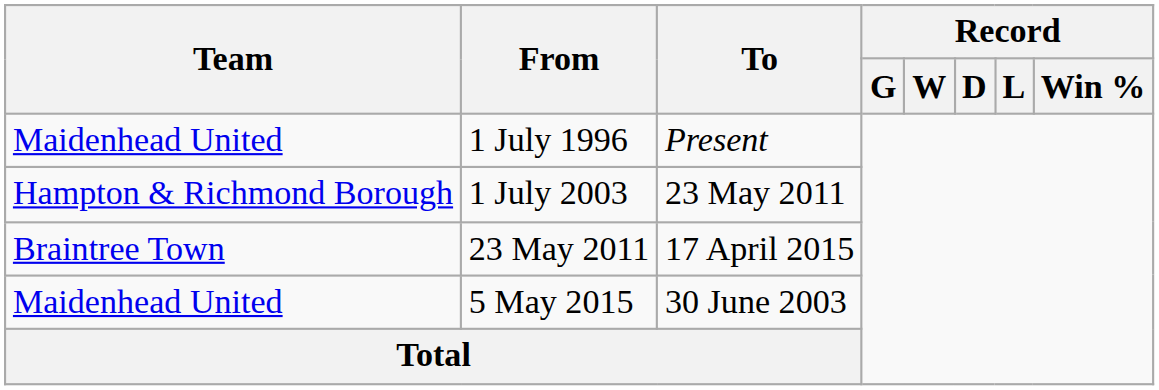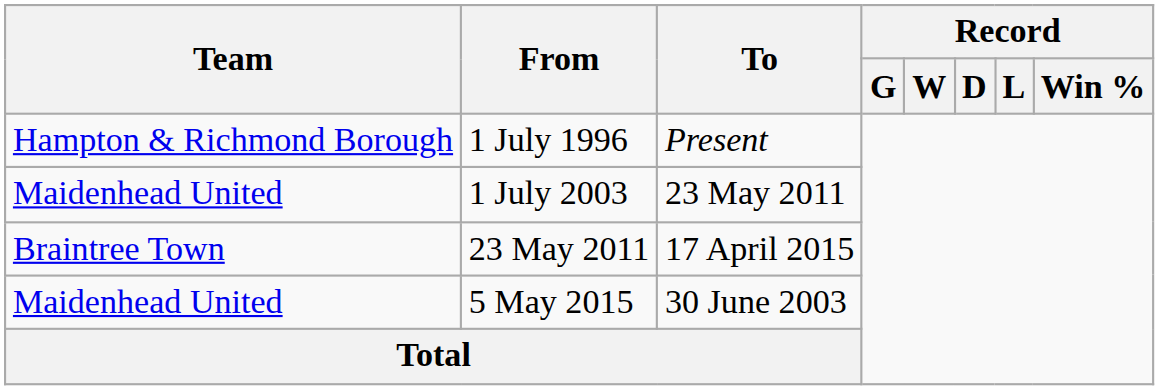(148, 139) Maidenhead United -> (233, 139) Hampton & Richmond Borough
(233, 193) Hampton & Richmond Borough -> (148, 193) Maidenhead United
